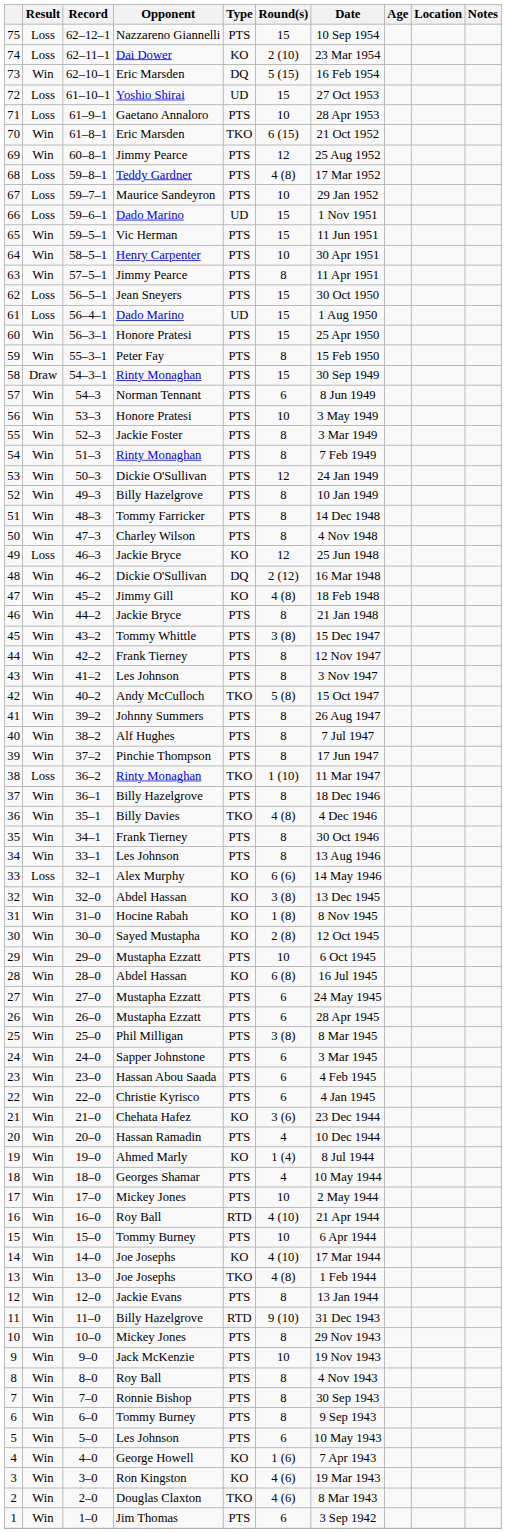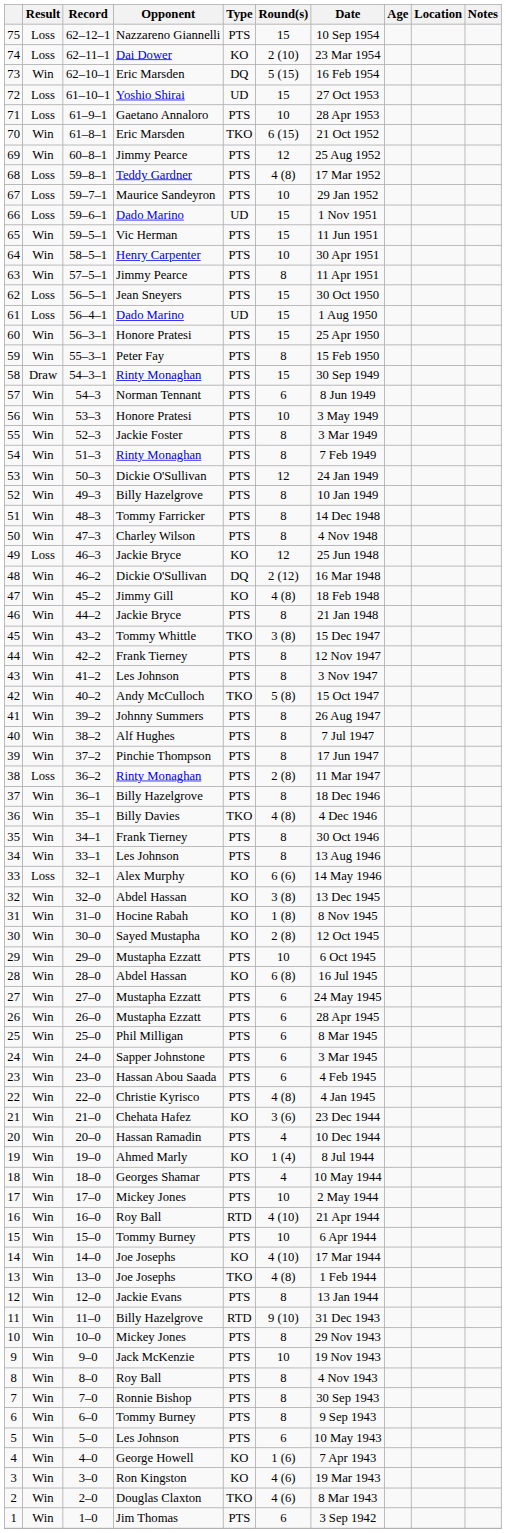(239, 635) PTS -> (239, 635) TKO
(239, 776) TKO -> (239, 776) PTS
(283, 776) 1 (10) -> (283, 776) 2 (8)
(283, 1036) 3 (8) -> (283, 1036) 6
(283, 1097) 6 -> (283, 1097) 4 (8)
